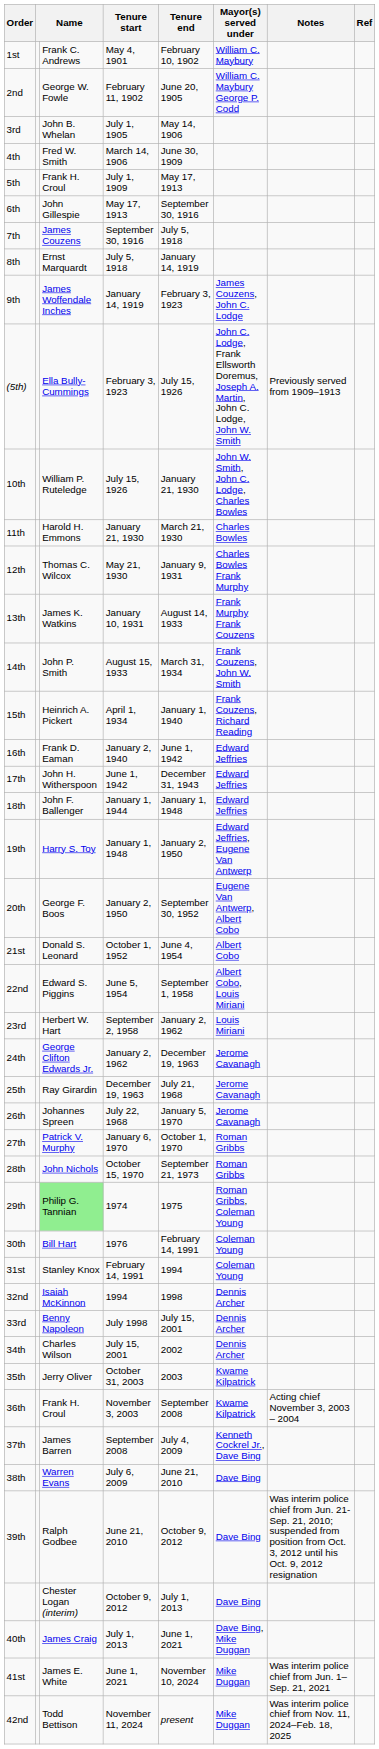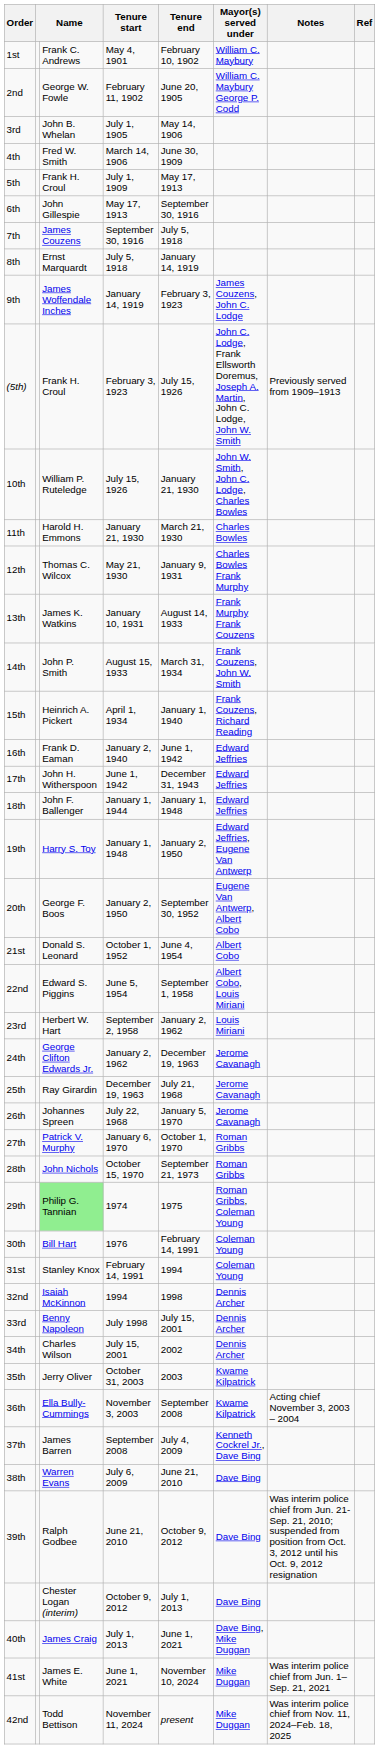(65, 386) Ella Bully-Cummings -> (61, 386) Frank H. Croul
(61, 1408) Frank H. Croul -> (65, 1408) Ella Bully-Cummings
